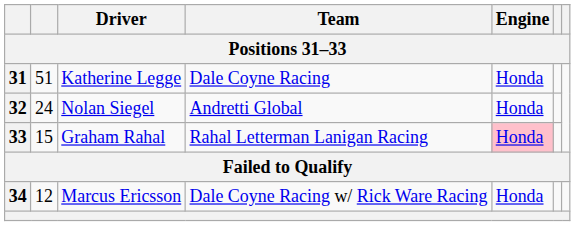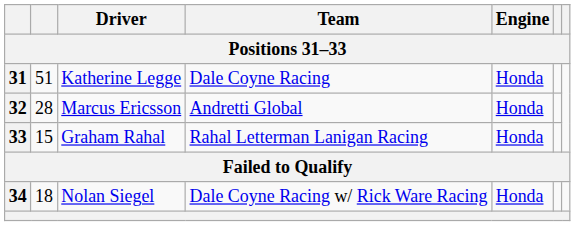(44, 108) 24 -> (44, 108) 28
(108, 108) Nolan Siegel -> (121, 108) Marcus Ericsson
(520, 137) pink background -> (520, 137) no background
(44, 196) 12 -> (44, 196) 18
(121, 196) Marcus Ericsson -> (108, 196) Nolan Siegel
